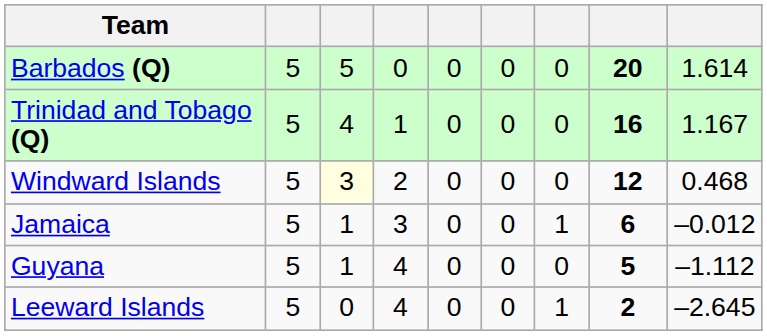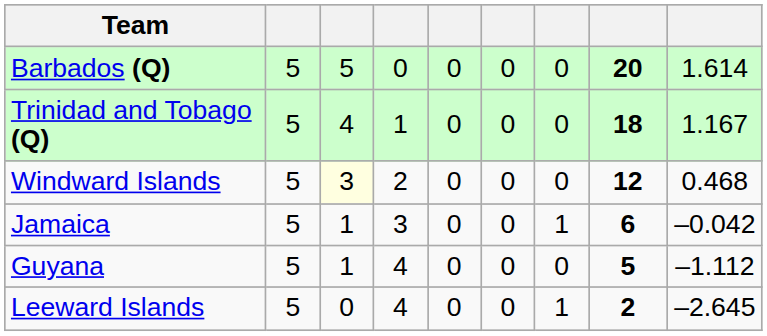(628, 124) 16 -> (628, 124) 18
(715, 223) –0.012 -> (715, 223) –0.042
